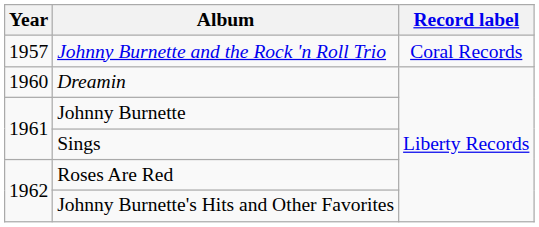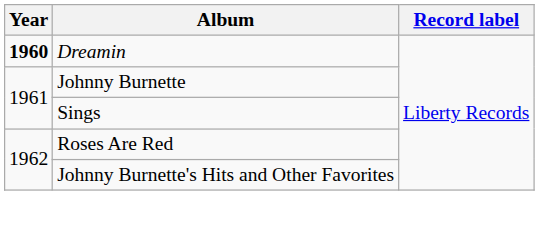- row: (222, 50)
(29, 81) normal -> (29, 50) bold
